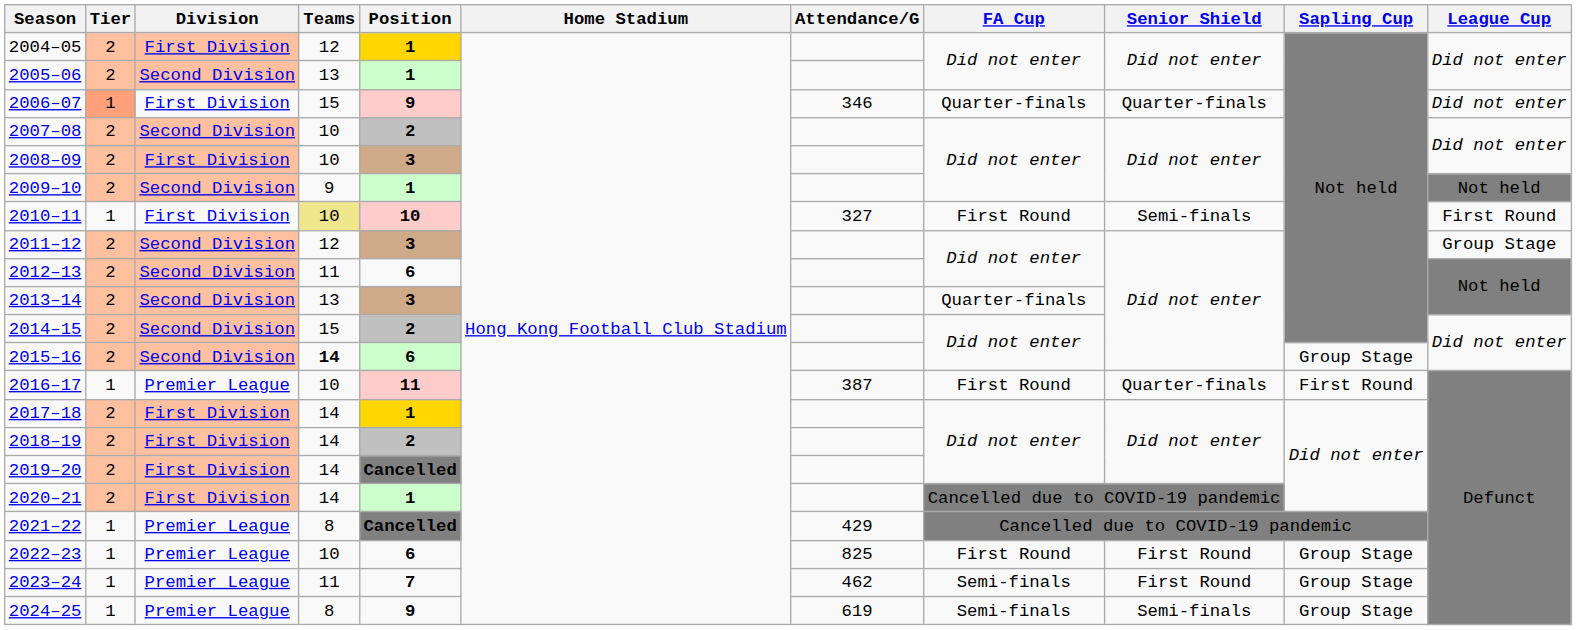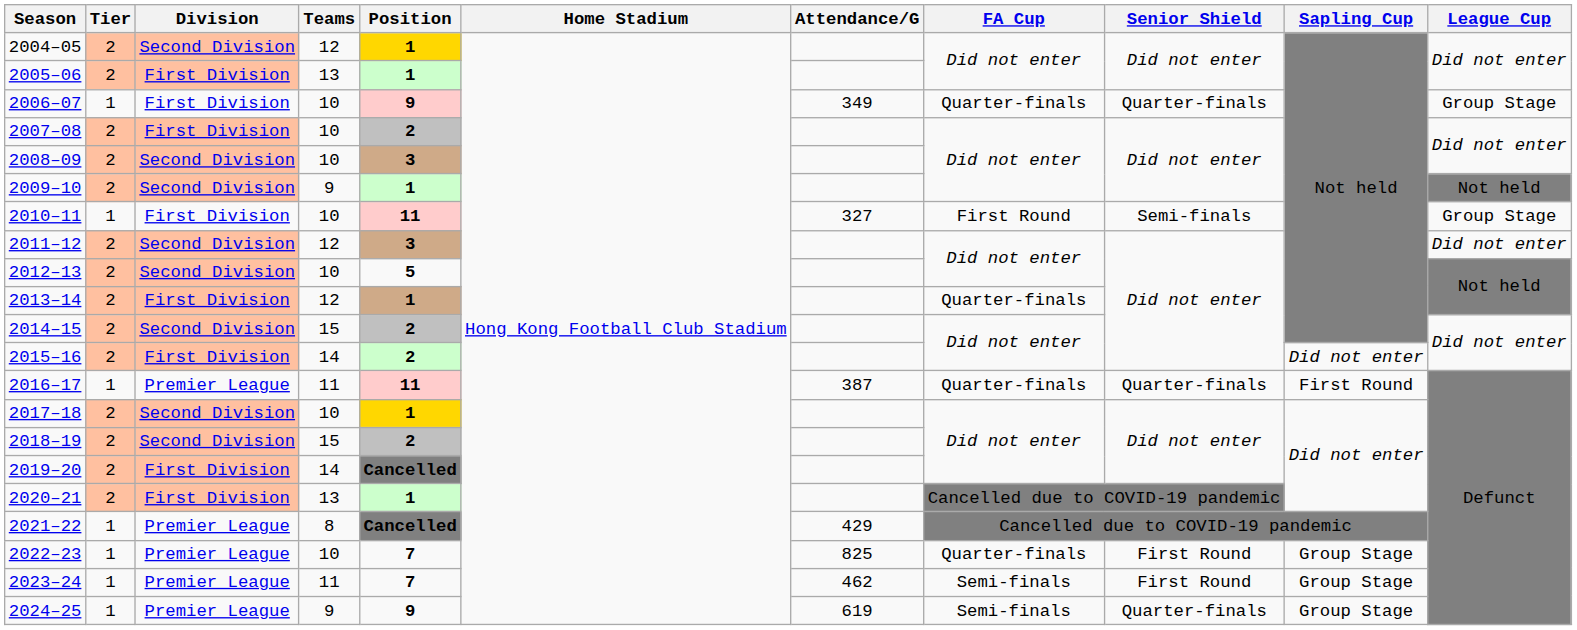(217, 47) First Division -> (217, 47) Second Division
(217, 75) Second Division -> (217, 75) First Division
(110, 103) lightsalmon background -> (110, 103) no background
(329, 103) 15 -> (329, 103) 10
(857, 103) 346 -> (857, 103) 349
(1499, 103) Did not enter -> (1499, 103) Group Stage
(217, 131) Second Division -> (217, 131) First Division
(217, 160) First Division -> (217, 160) Second Division
(329, 216) khaki background -> (329, 216) no background
(410, 216) 10 -> (410, 216) 11
(1499, 216) First Round -> (1499, 216) Group Stage
(1499, 244) Group Stage -> (1499, 244) Did not enter
(329, 272) 11 -> (329, 272) 10
(410, 272) 6 -> (410, 272) 5
(217, 301) Second Division -> (217, 301) First Division
(329, 301) 13 -> (329, 301) 12
(410, 301) 3 -> (410, 301) 1
(217, 357) Second Division -> (217, 357) First Division
(329, 357) bold -> (329, 357) normal
(410, 357) 6 -> (410, 357) 2
(1356, 357) Group Stage -> (1356, 357) Did not enter
(329, 385) 10 -> (329, 385) 11
(1014, 385) First Round -> (1014, 385) Quarter-finals
(217, 413) First Division -> (217, 413) Second Division
(329, 413) 14 -> (329, 413) 10
(217, 441) First Division -> (217, 441) Second Division
(329, 441) 14 -> (329, 441) 15
(329, 498) 14 -> (329, 498) 13
(410, 554) 6 -> (410, 554) 7
(1014, 554) First Round -> (1014, 554) Quarter-finals
(329, 611) 8 -> (329, 611) 9
(1194, 611) Semi-finals -> (1194, 611) Quarter-finals
